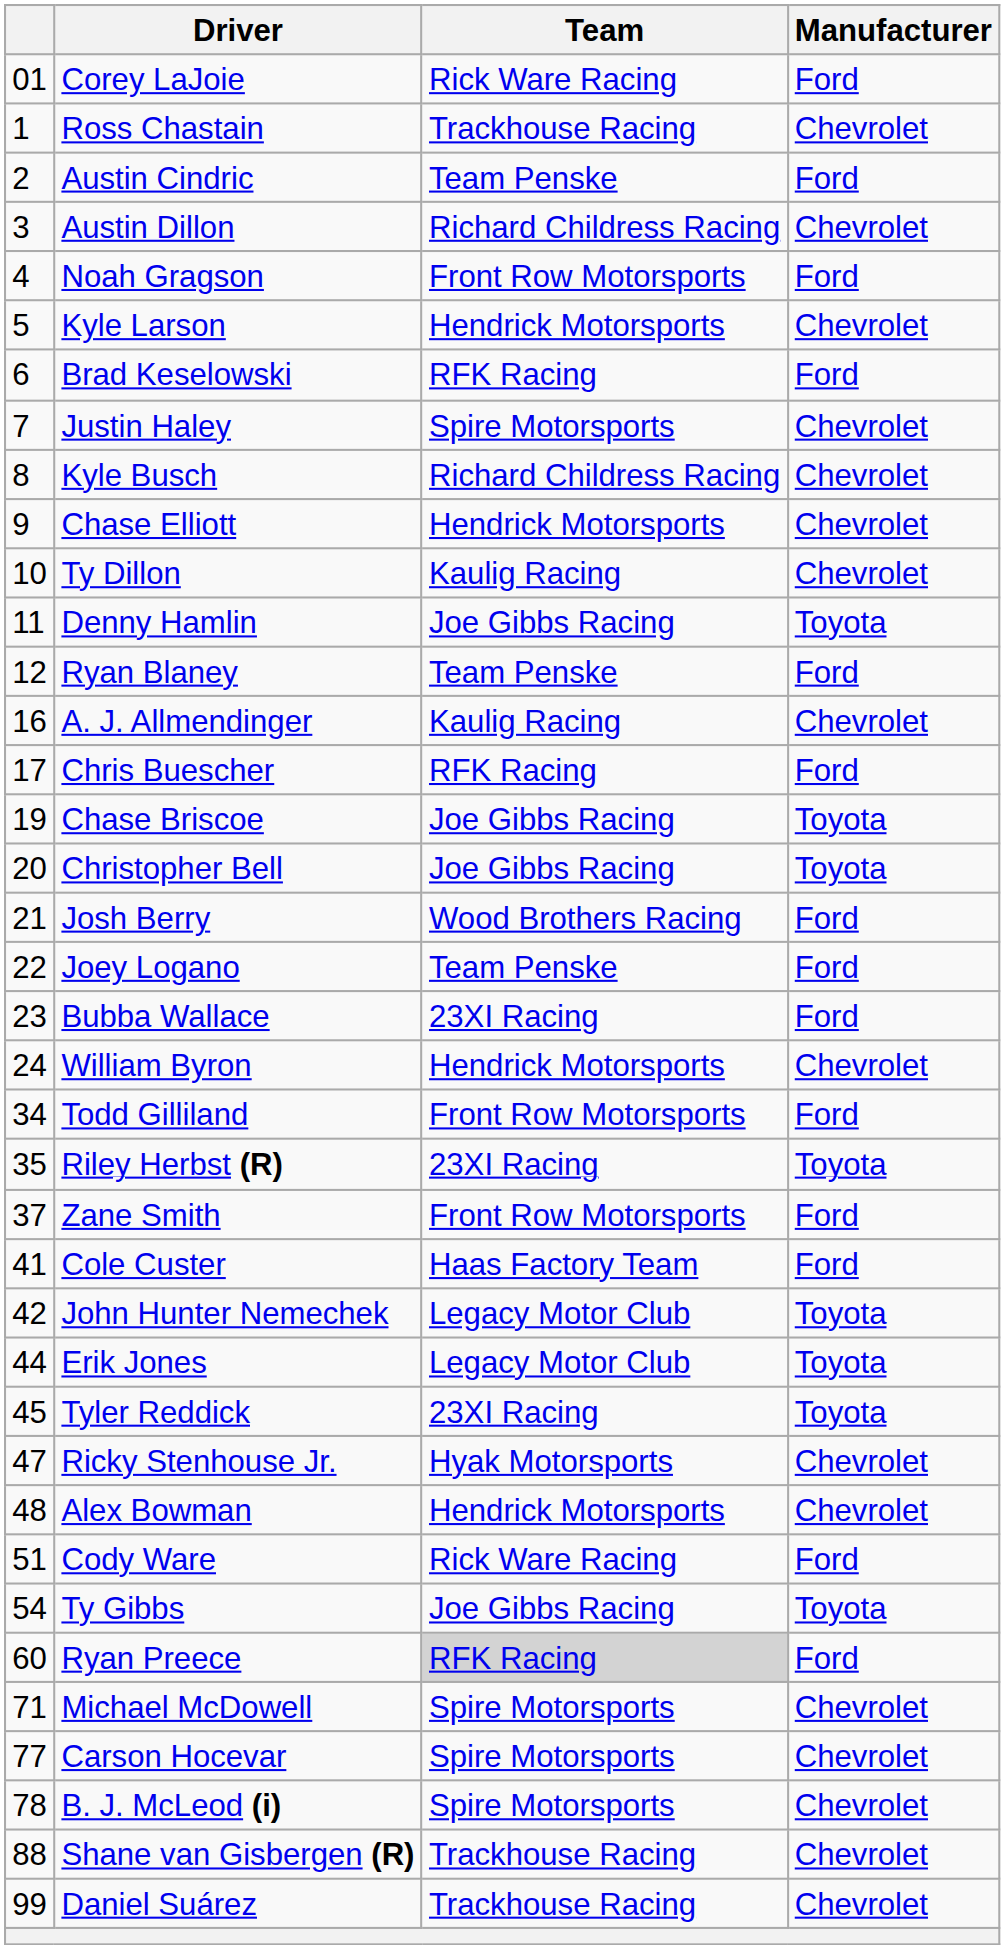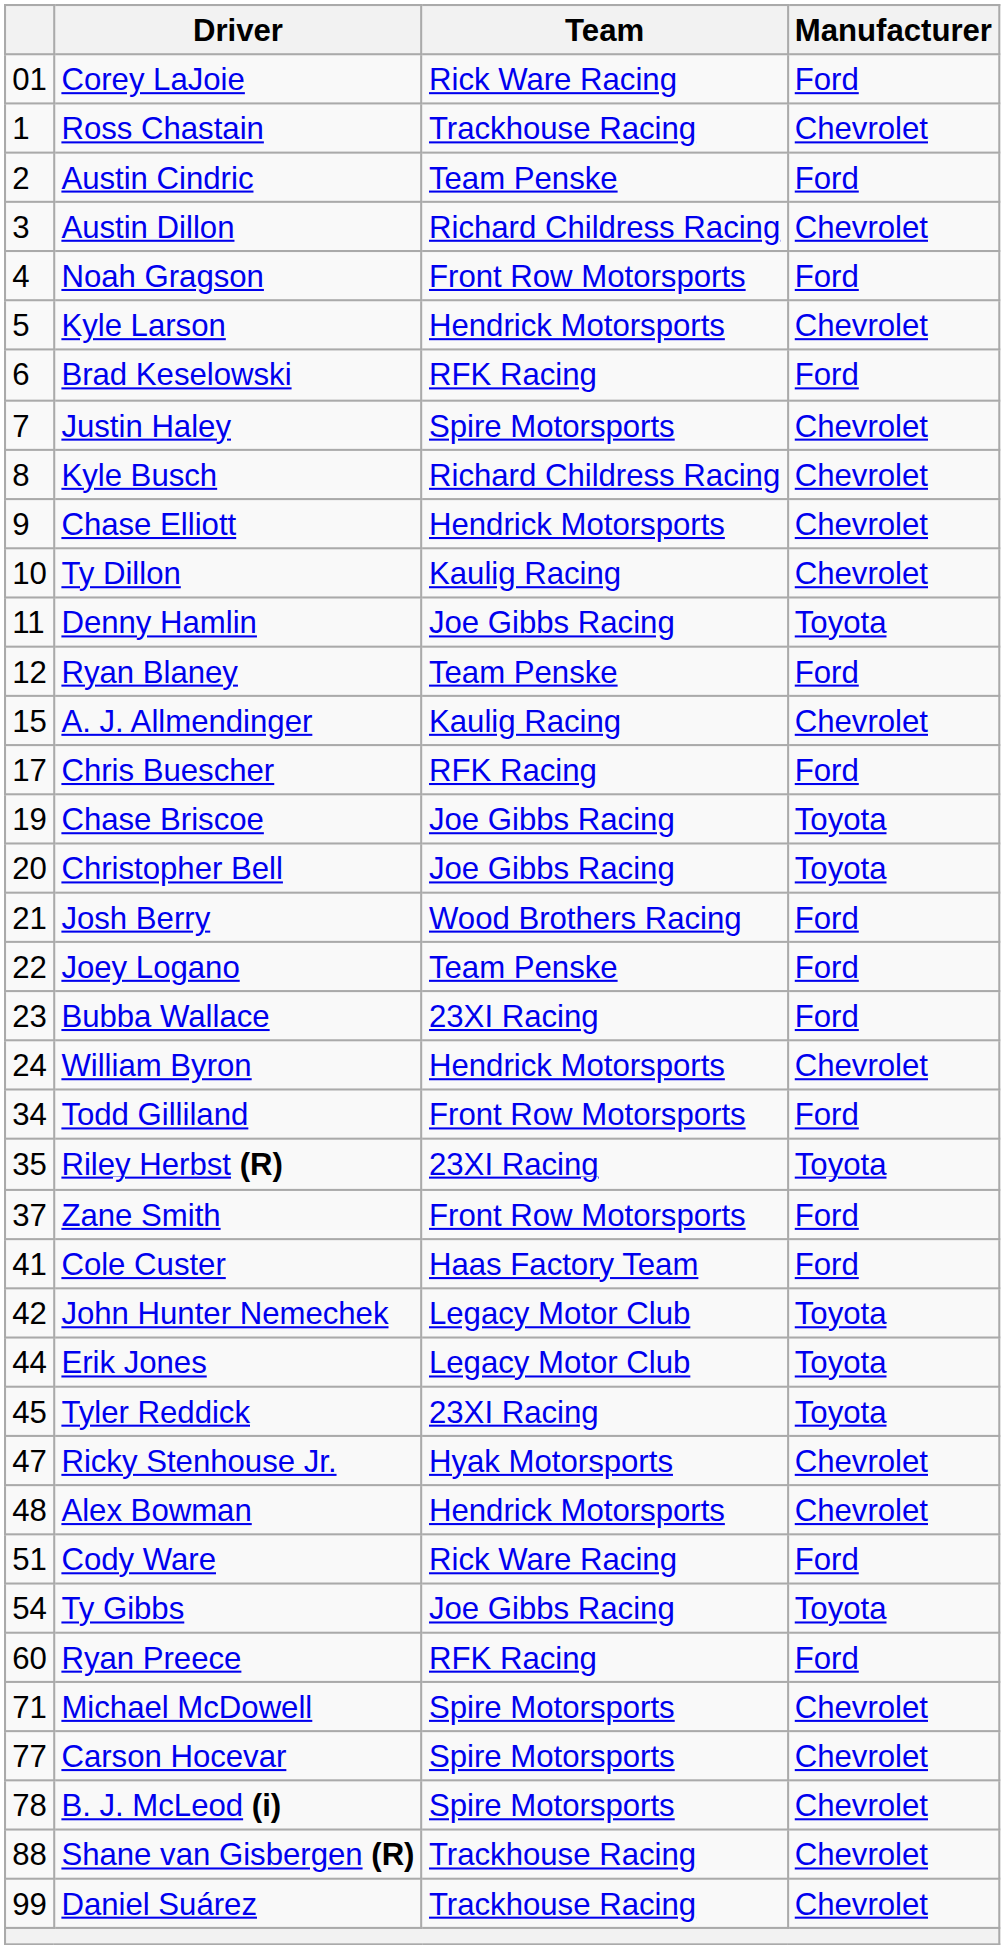(30, 720) 16 -> (30, 720) 15
(513, 1658) lightgrey background -> (513, 1658) no background
